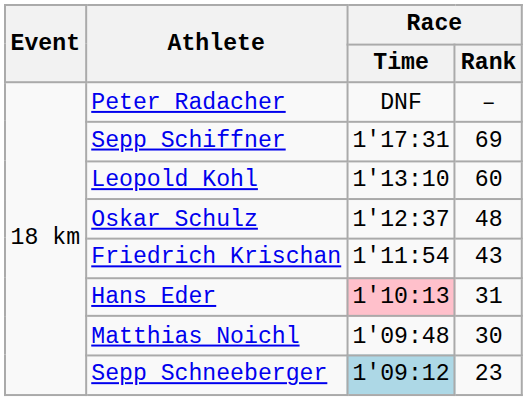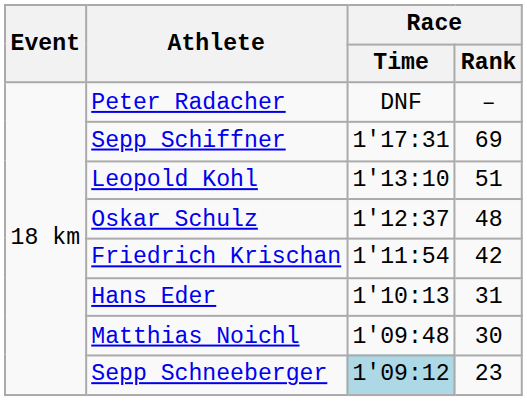(489, 180) 60 -> (489, 180) 51
(489, 258) 43 -> (489, 258) 42
(401, 297) pink background -> (401, 297) no background
